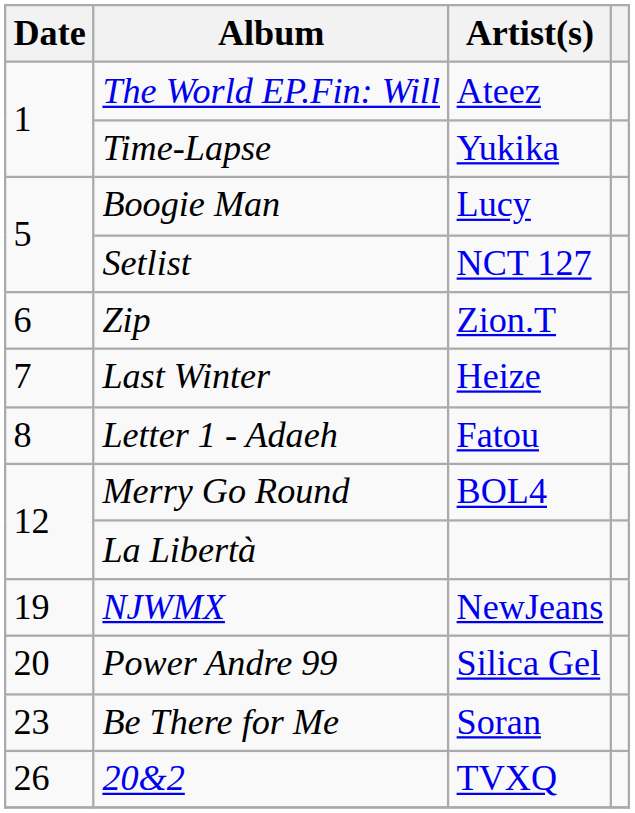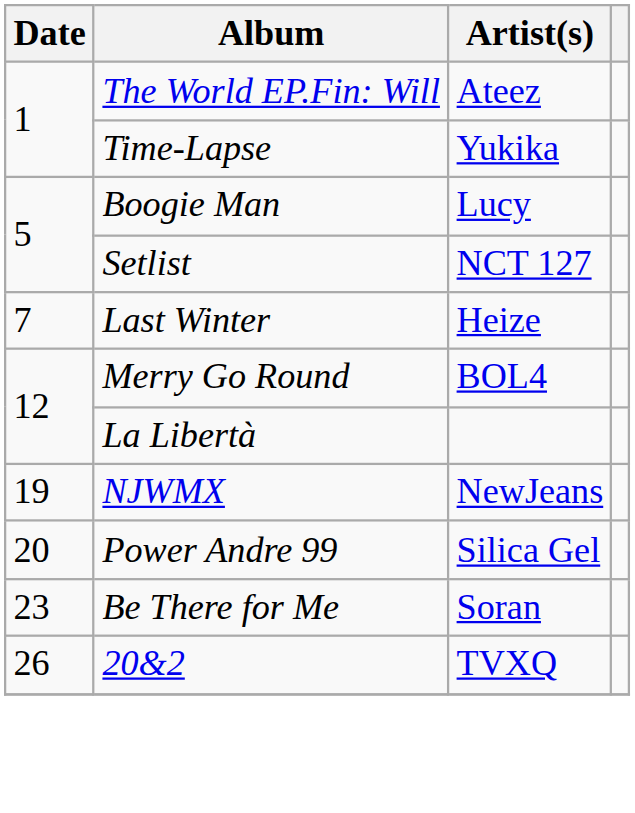- row: (127, 319)
- row: (220, 434)
